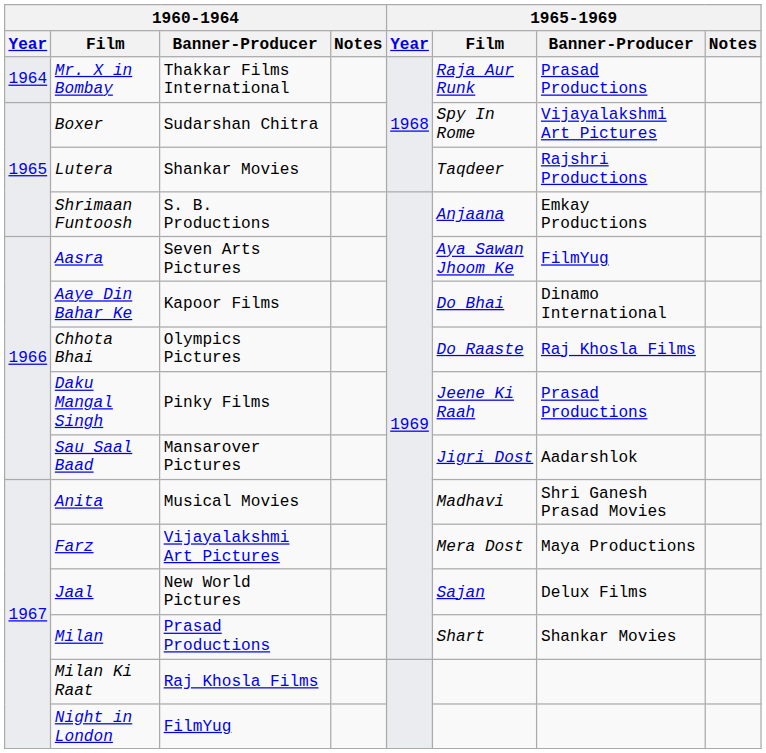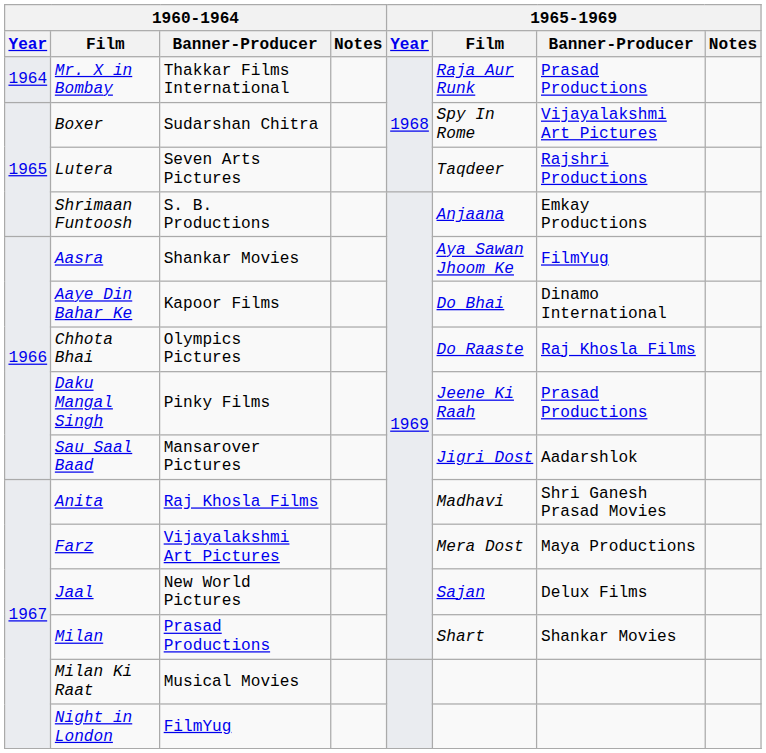(231, 169) Shankar Movies -> (212, 169) Seven Arts Pictures
(212, 259) Seven Arts Pictures -> (231, 259) Shankar Movies
(231, 502) Musical Movies -> (241, 502) Raj Khosla Films
(241, 682) Raj Khosla Films -> (231, 682) Musical Movies
